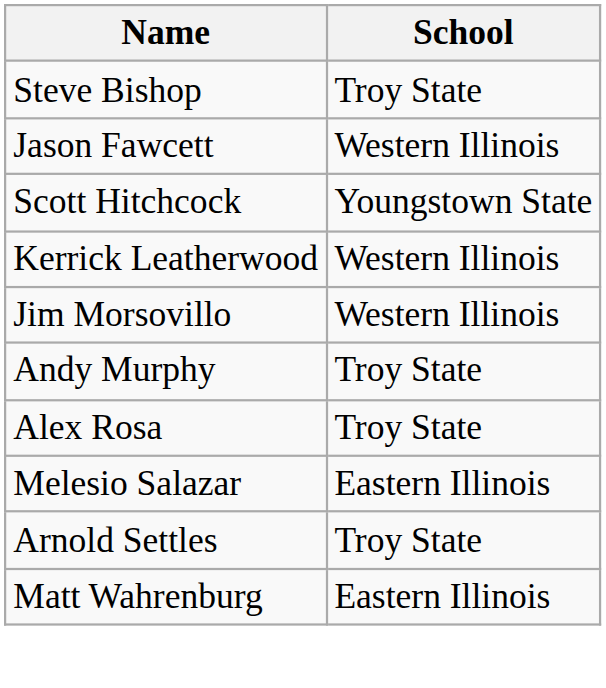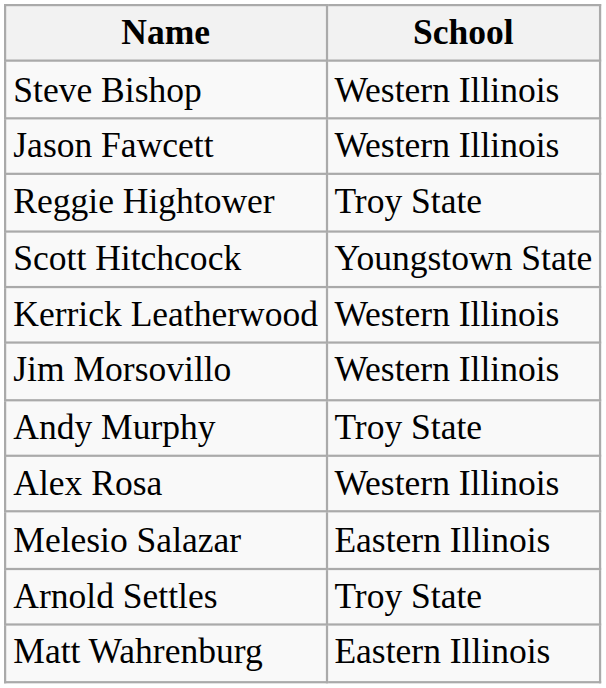(408, 88) Troy State -> (447, 88) Western Illinois
+ row: (144, 201)
(408, 426) Troy State -> (447, 483) Western Illinois
